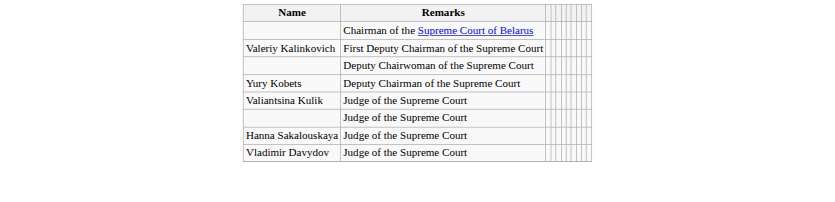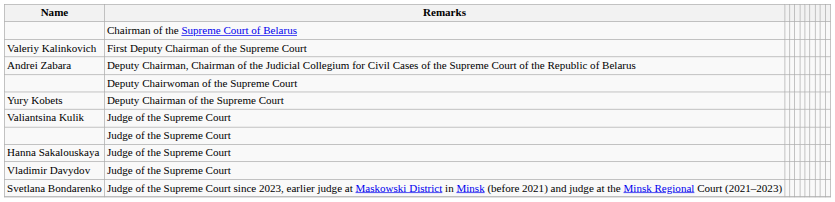+ row: (39, 65)
+ row: (54, 188)
